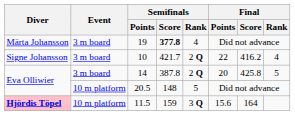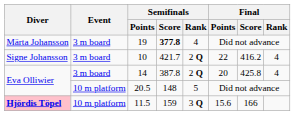(277, 73) 5 -> (277, 73) 4
(251, 103) 164 -> (251, 103) 166
